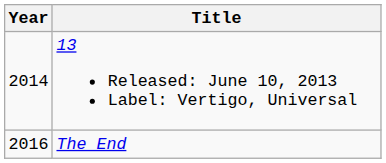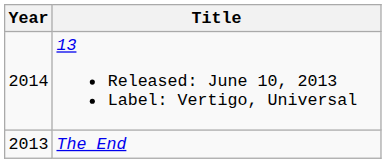(29, 144) 2016 -> (29, 144) 2013
